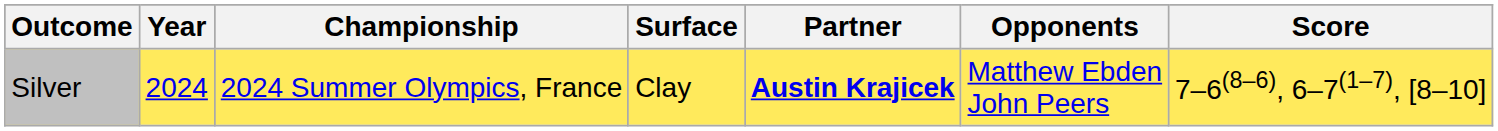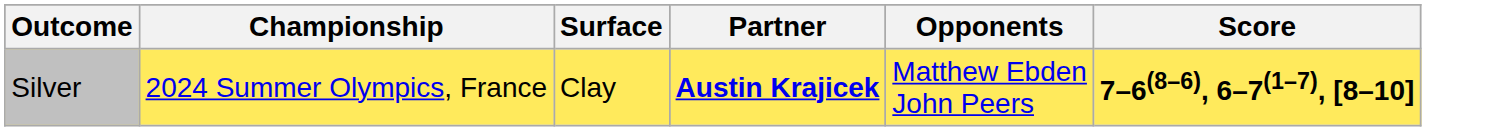- column: (177, 26)
(1331, 86) normal -> (1257, 86) bold
